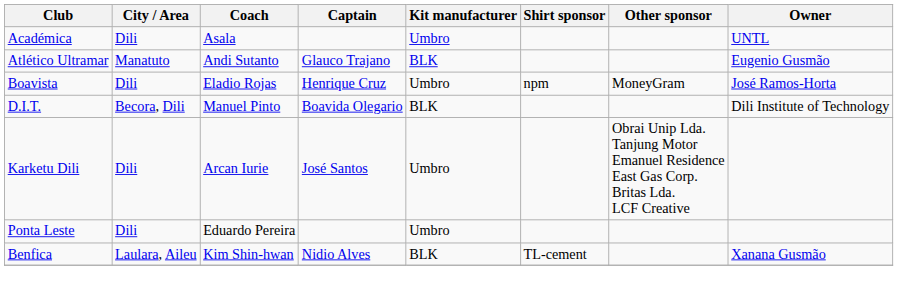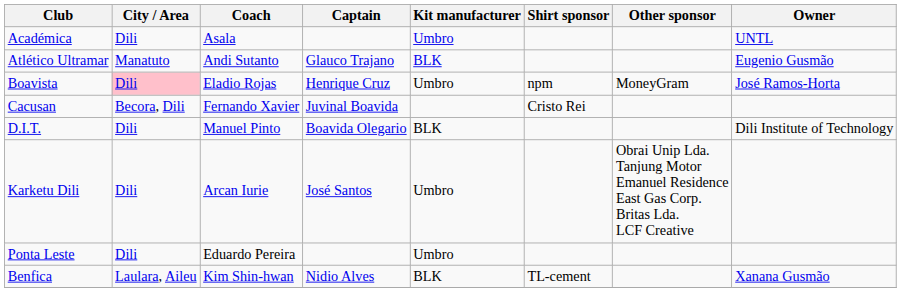(126, 83) no background -> (126, 83) pink background
+ row: (32, 106)
(150, 106) Becora, Dili -> (126, 128) Dili
